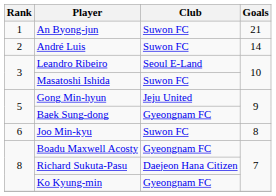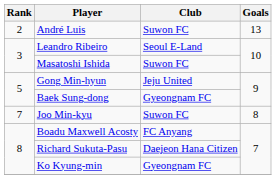- row: (68, 30)
(256, 47) 14 -> (256, 30) 13
(19, 132) 6 -> (19, 115) 7
(177, 149) Gyeongnam FC -> (168, 132) FC Anyang
